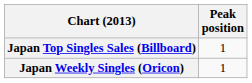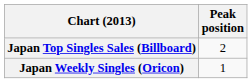(223, 48) 1 -> (223, 48) 2
